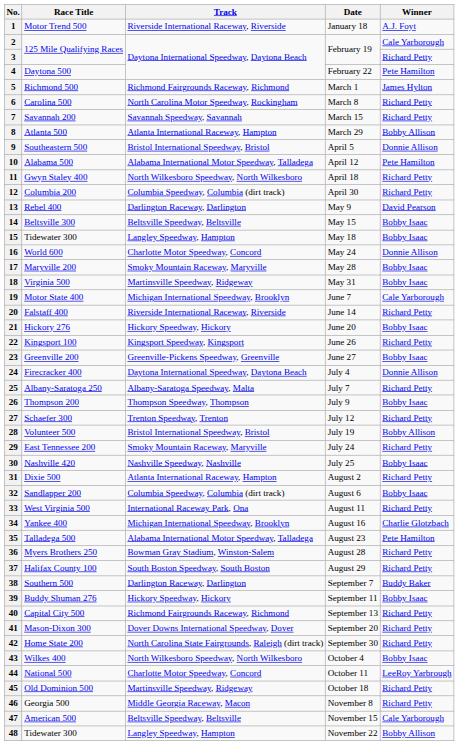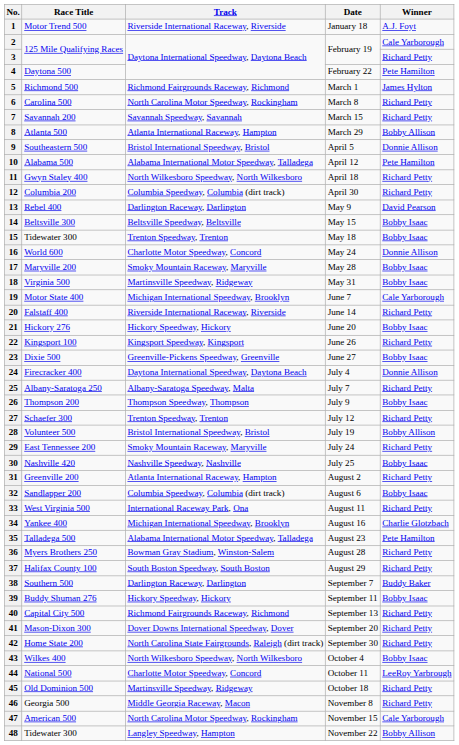(181, 237) Langley Speedway, Hampton -> (178, 237) Trenton Speedway, Trenton
(51, 357) Greenville 200 -> (42, 357) Dixie 500
(42, 477) Dixie 500 -> (51, 477) Greenville 200
(184, 718) Beltsville Speedway, Beltsville -> (213, 718) North Carolina Motor Speedway, Rockingham
